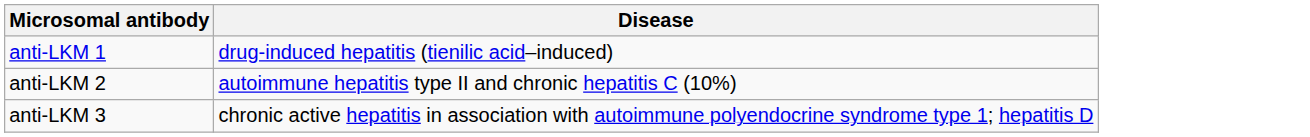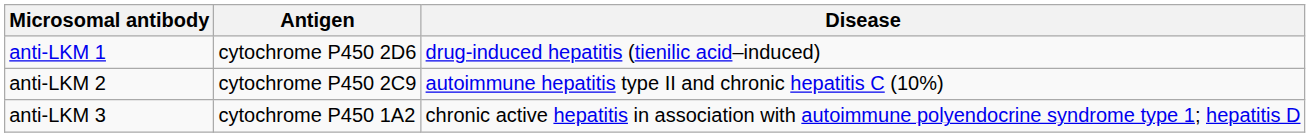+ column: (317, 20)
